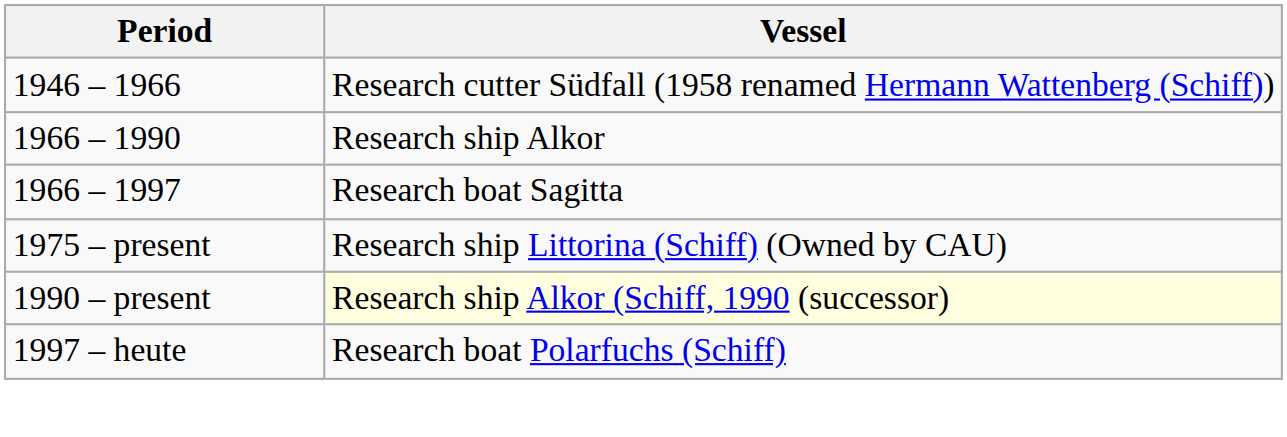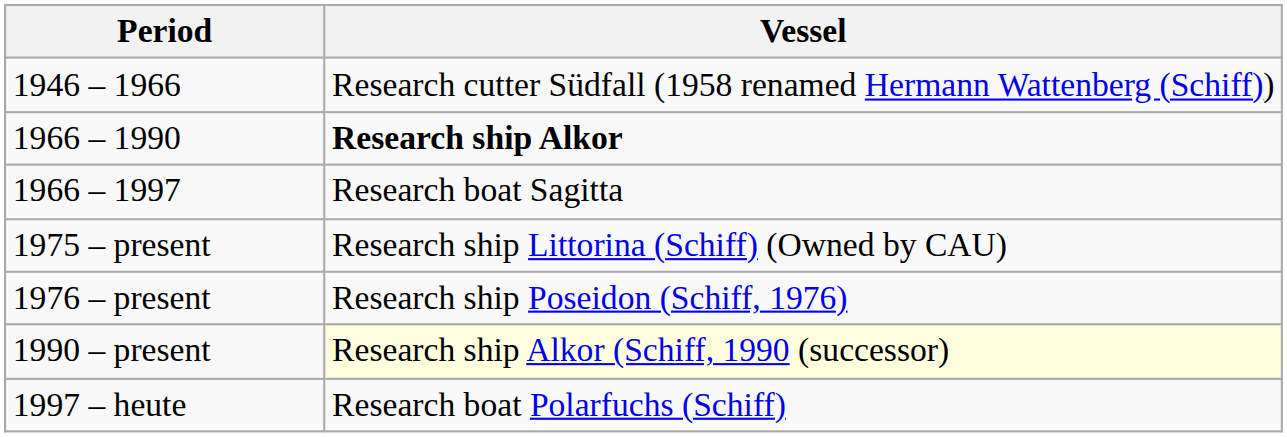(468, 137) normal -> (477, 137) bold
+ row: (112, 297)
